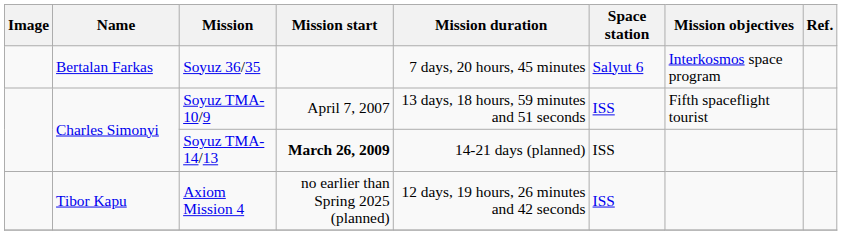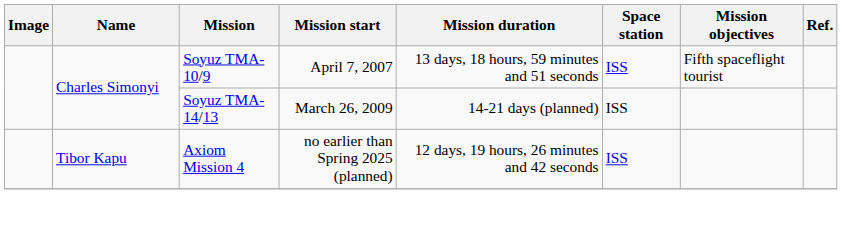- row: (222, 66)
(339, 150) bold -> (344, 108) normal
